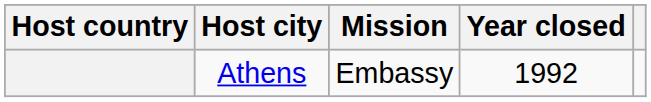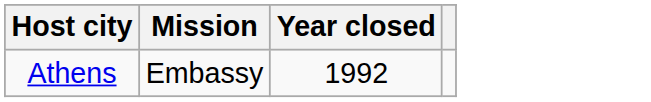- column: (100, 27)
